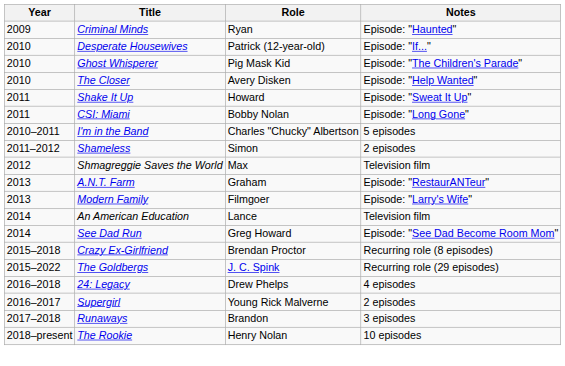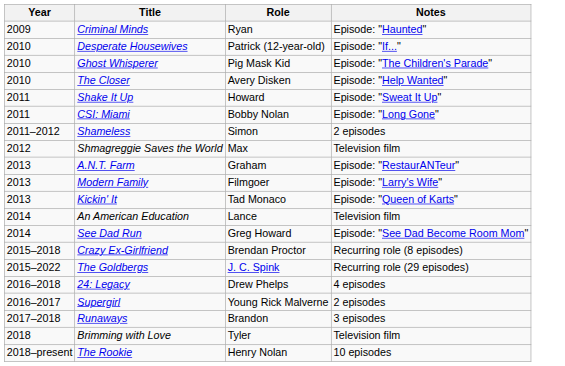- row: (113, 132)
+ row: (97, 200)
+ row: (124, 336)
